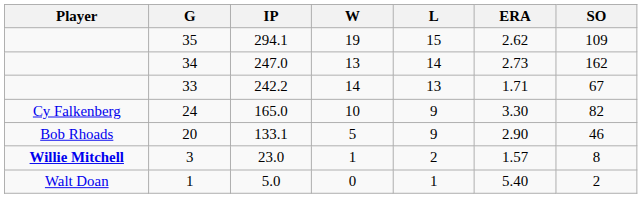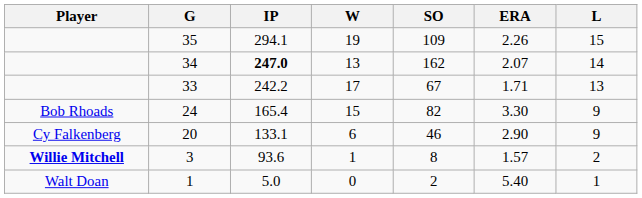columns swapped: (434, 16) <-> (596, 16)
(515, 39) 2.62 -> (515, 39) 2.26
(271, 63) normal -> (271, 63) bold
(515, 63) 2.73 -> (515, 63) 2.07
(352, 87) 14 -> (352, 87) 17
(77, 110) Cy Falkenberg -> (77, 110) Bob Rhoads
(271, 110) 165.0 -> (271, 110) 165.4
(352, 110) 10 -> (352, 110) 15
(77, 134) Bob Rhoads -> (77, 134) Cy Falkenberg
(352, 134) 5 -> (352, 134) 6
(271, 157) 23.0 -> (271, 157) 93.6
